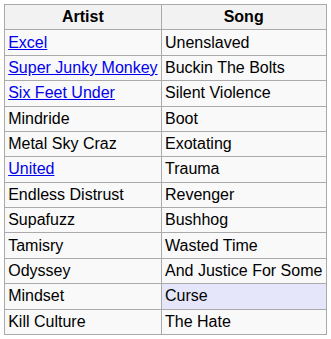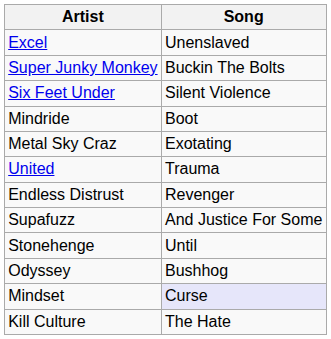(197, 220) Bushhog -> (244, 220) And Justice For Some
+ row: (51, 245)
- row: (36, 245)
(244, 270) And Justice For Some -> (197, 270) Bushhog
